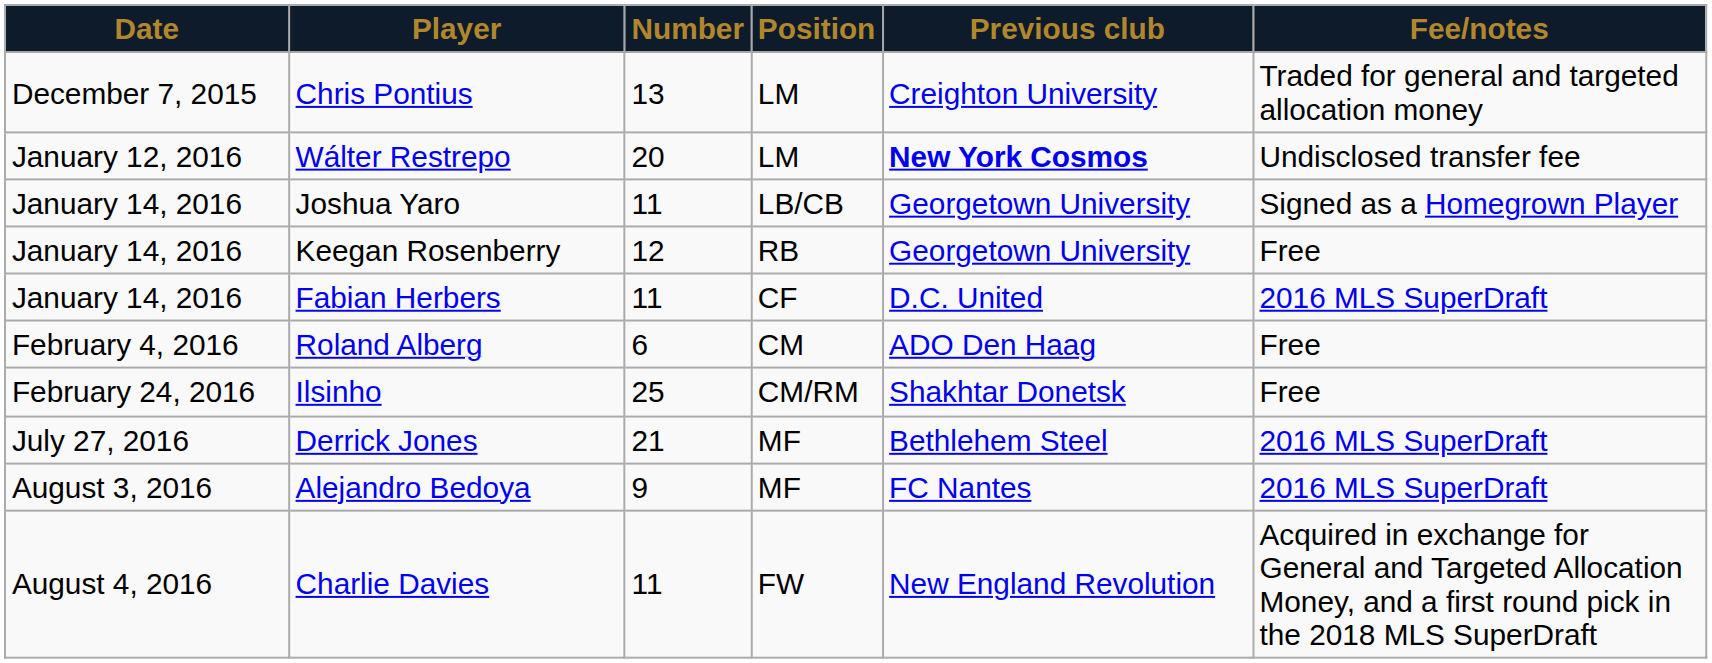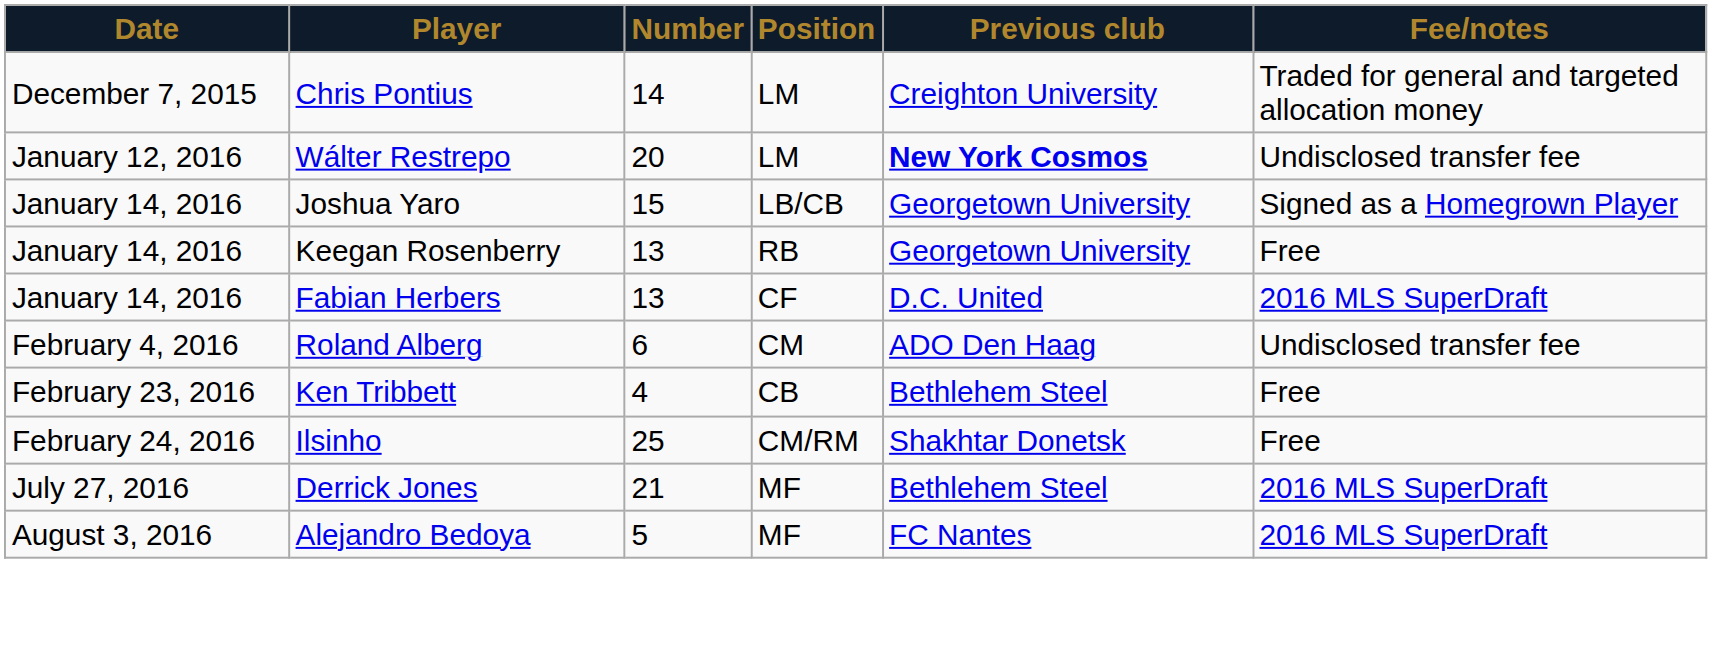(648, 93) 13 -> (648, 93) 14
(647, 204) 11 -> (648, 204) 15
(648, 251) 12 -> (648, 251) 13
(647, 298) 11 -> (648, 298) 13
(1290, 345) Free -> (1420, 345) Undisclosed transfer fee
+ row: (376, 392)
(640, 487) 9 -> (640, 534) 5
- row: (392, 584)
